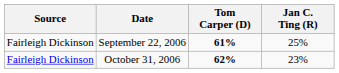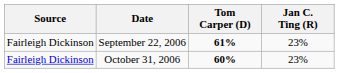(298, 42) 25% -> (298, 42) 23%
(225, 59) 62% -> (225, 59) 60%
